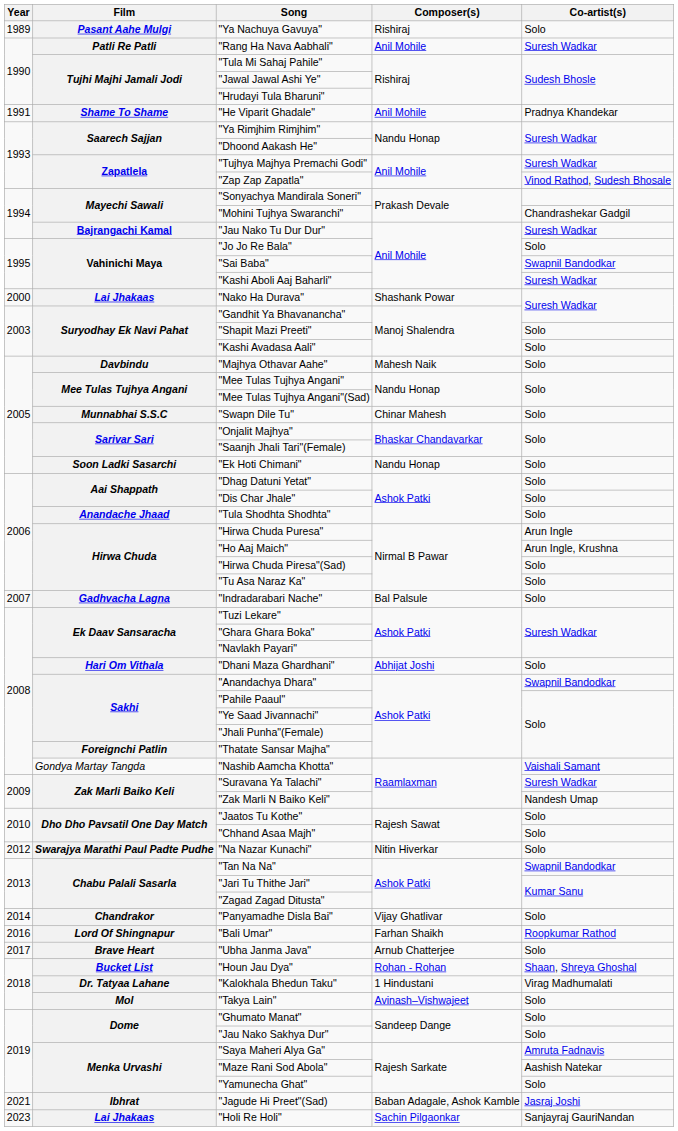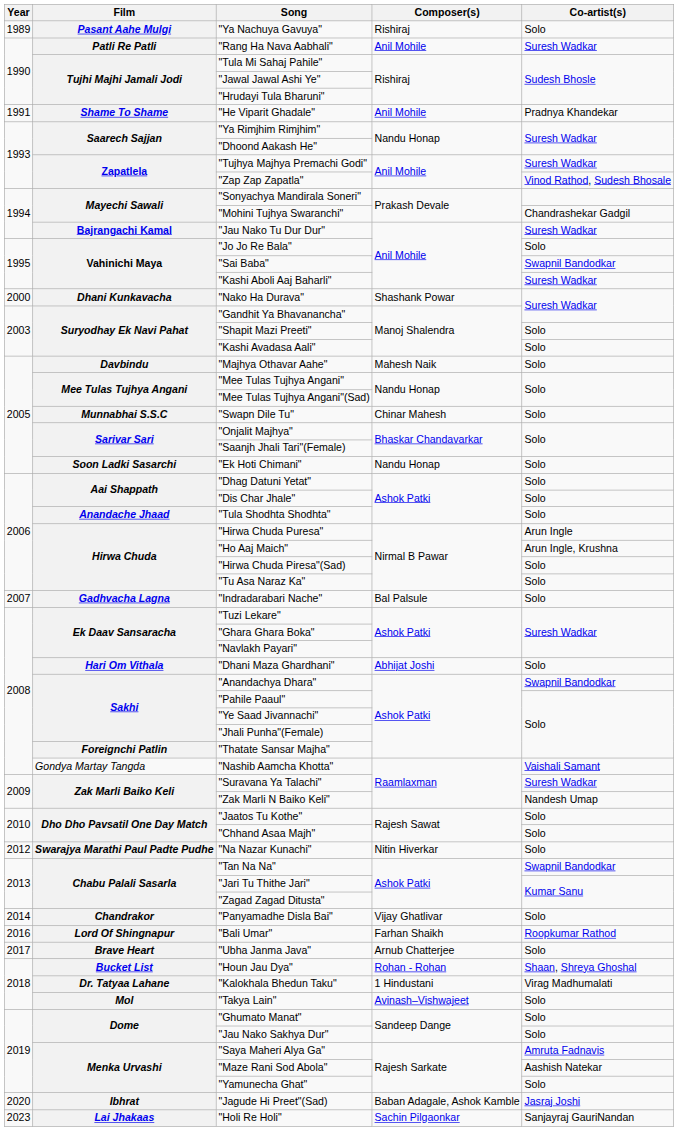(124, 297) Lai Jhakaas -> (124, 297) Dhani Kunkavacha
(19, 1101) 2021 -> (19, 1101) 2020
